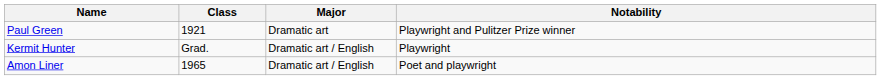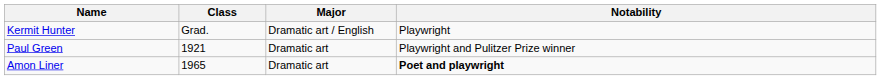rows swapped: (35, 30) <-> (41, 48)
(321, 65) Dramatic art / English -> (298, 65) Dramatic art
(448, 65) normal -> (451, 65) bold
